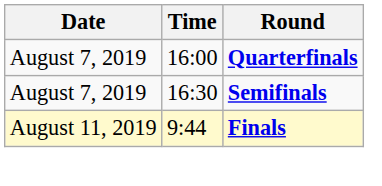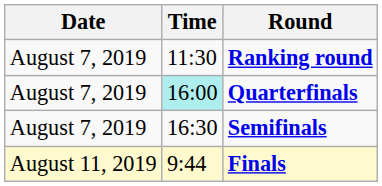+ row: (300, 57)
(192, 57) no background -> (192, 92) paleturquoise background
